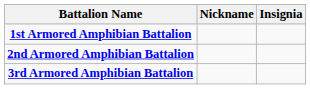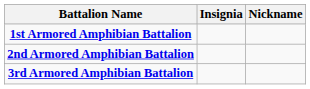columns swapped: (281, 14) <-> (227, 14)
